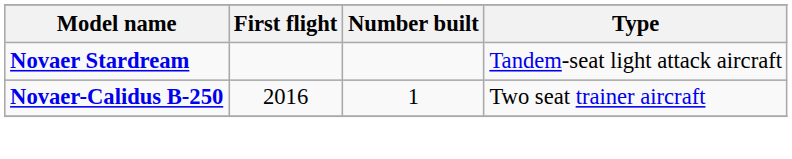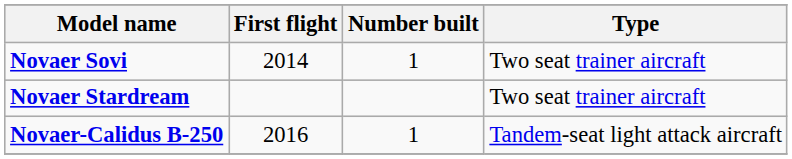+ row: (69, 60)
(636, 60) Tandem-seat light attack aircraft -> (597, 98) Two seat trainer aircraft
(597, 98) Two seat trainer aircraft -> (636, 135) Tandem-seat light attack aircraft
